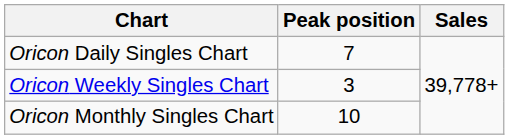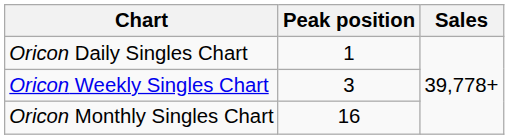(349, 52) 7 -> (349, 52) 1
(349, 117) 10 -> (349, 117) 16
